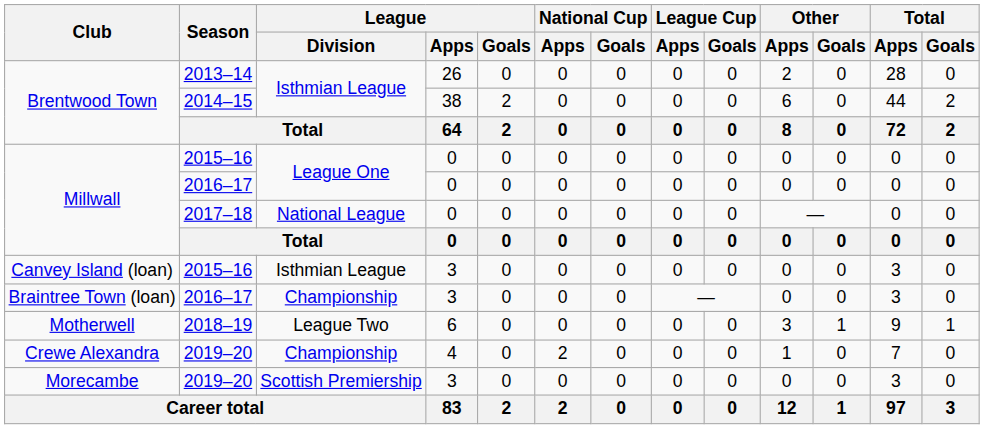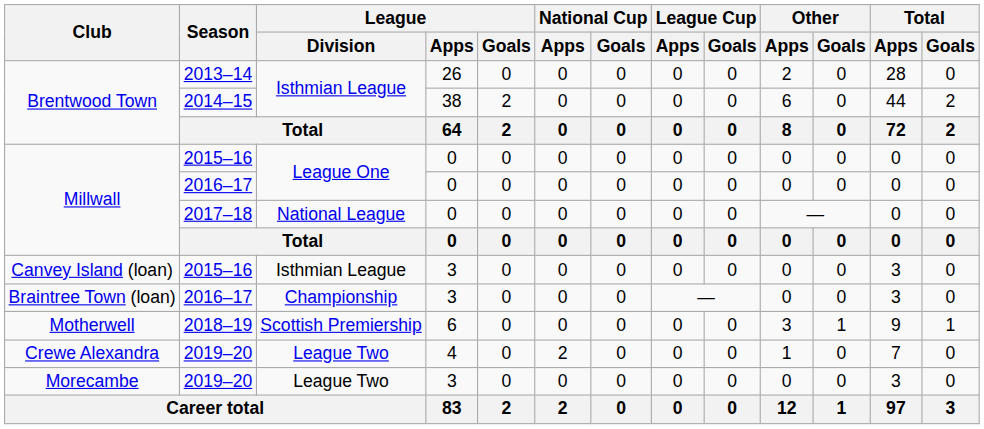(341, 325) League Two -> (341, 325) Scottish Premiership
(341, 353) Championship -> (341, 353) League Two
(341, 381) Scottish Premiership -> (341, 381) League Two
